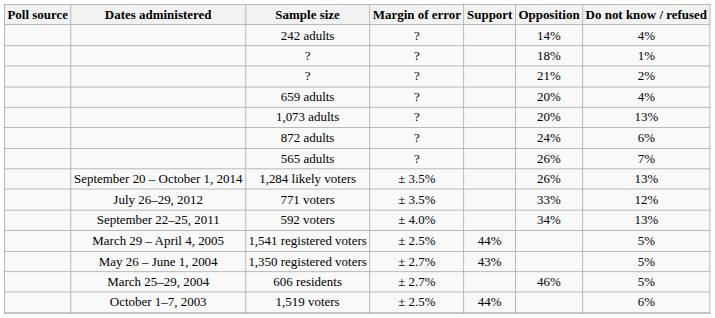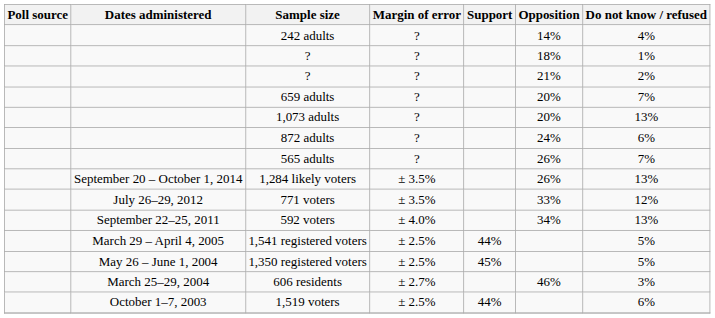(646, 96) 4% -> (646, 96) 7%
(417, 261) ± 2.7% -> (417, 261) ± 2.5%
(490, 261) 43% -> (490, 261) 45%
(646, 281) 5% -> (646, 281) 3%
